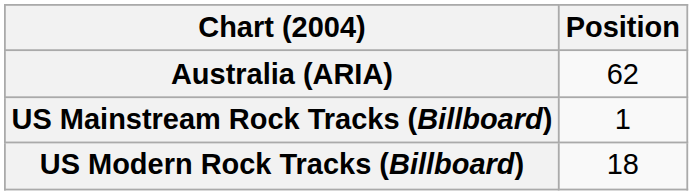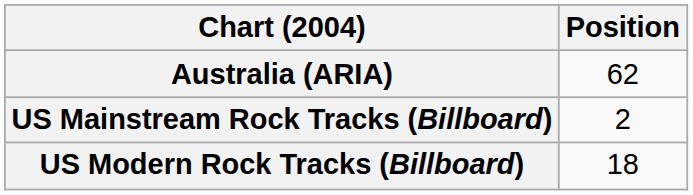(623, 119) 1 -> (623, 119) 2
